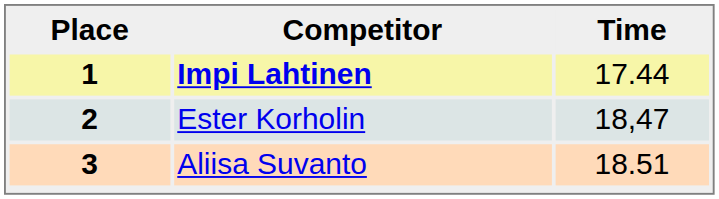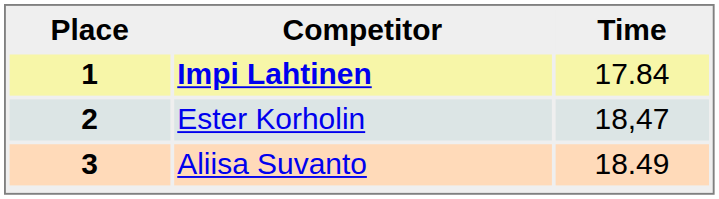(632, 74) 17.44 -> (632, 74) 17.84
(632, 164) 18.51 -> (632, 164) 18.49
